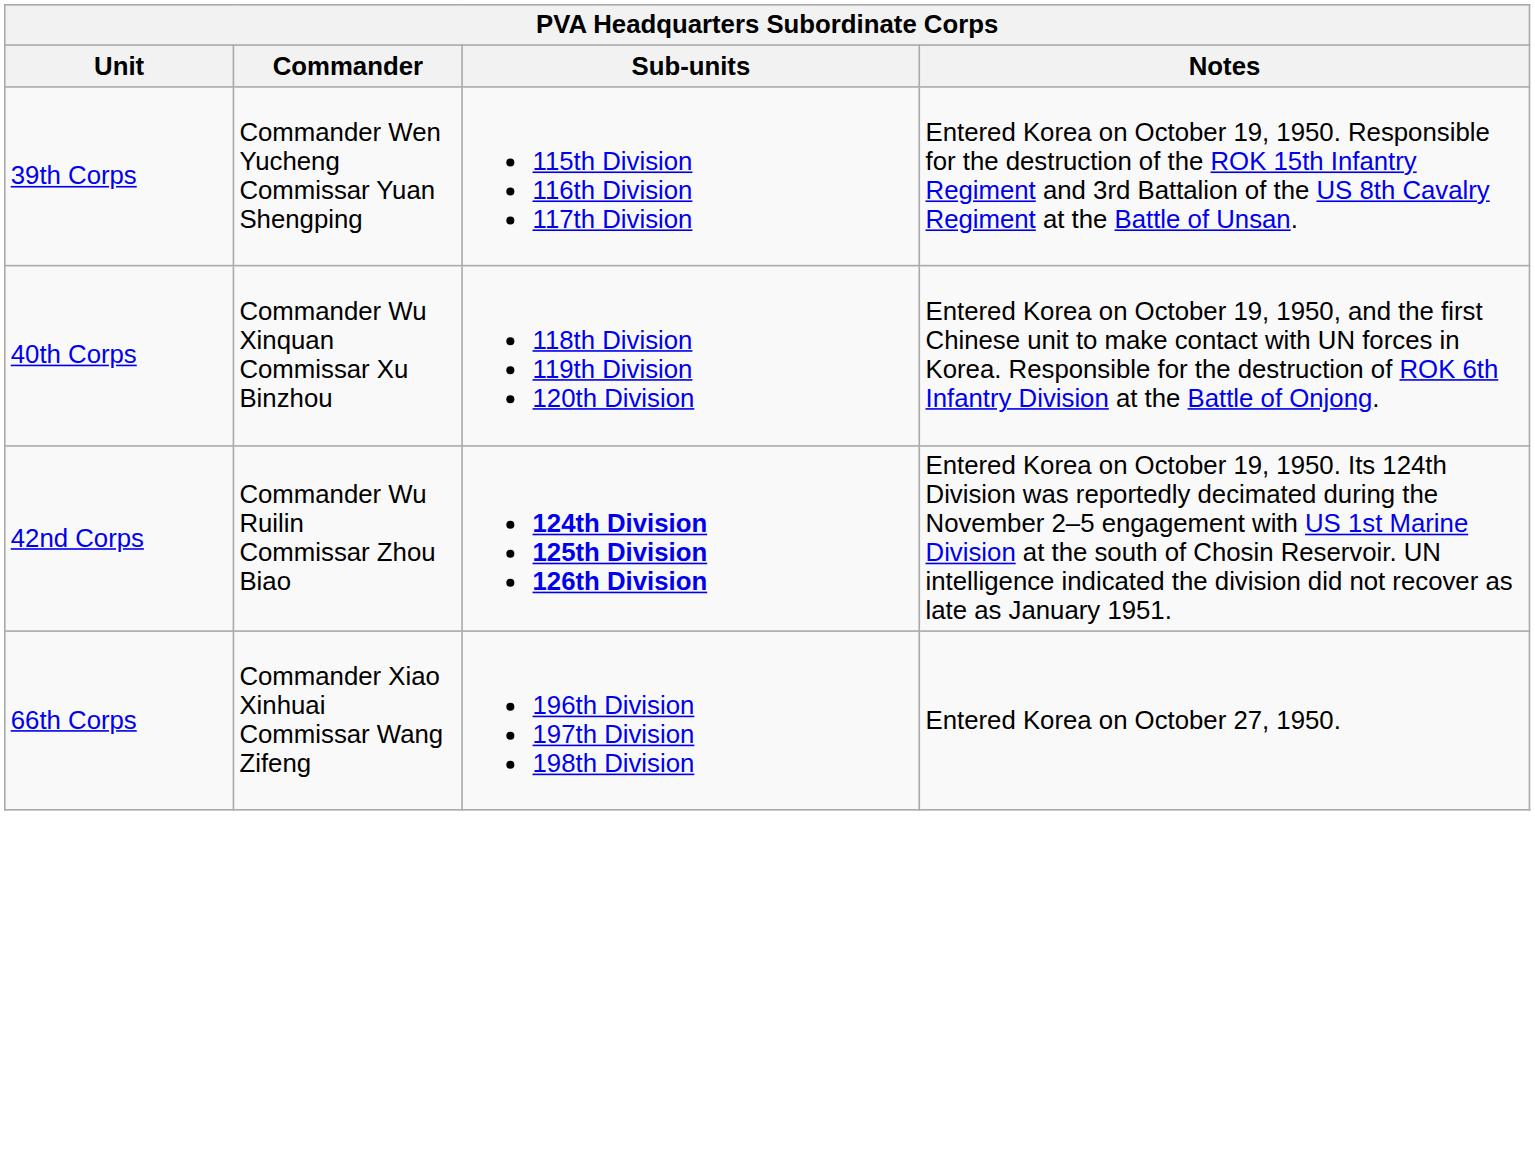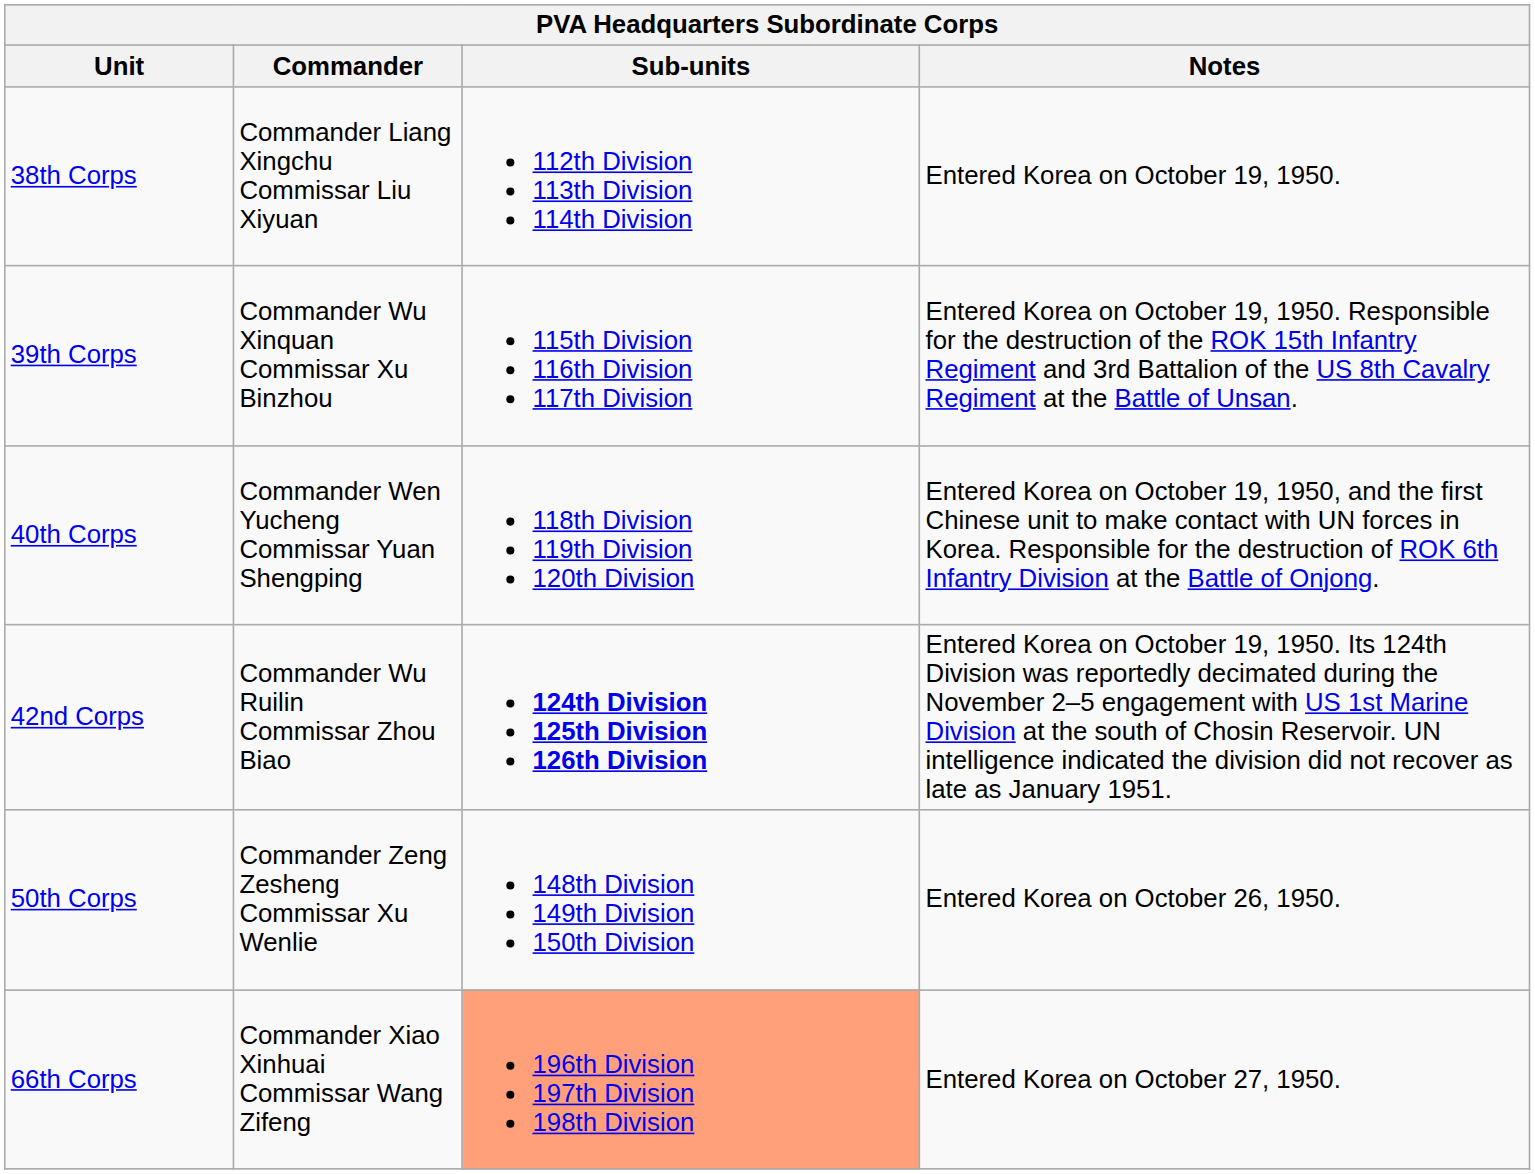+ row: (74, 175)
(340, 175) Commander Wen Yucheng Commissar Yuan Shengping -> (333, 355) Commander Wu Xinquan Commissar Xu Binzhou
(333, 355) Commander Wu Xinquan Commissar Xu Binzhou -> (340, 534) Commander Wen Yucheng Commissar Yuan Shengping
+ row: (74, 899)
(691, 735) no background -> (691, 1094) lightsalmon background
